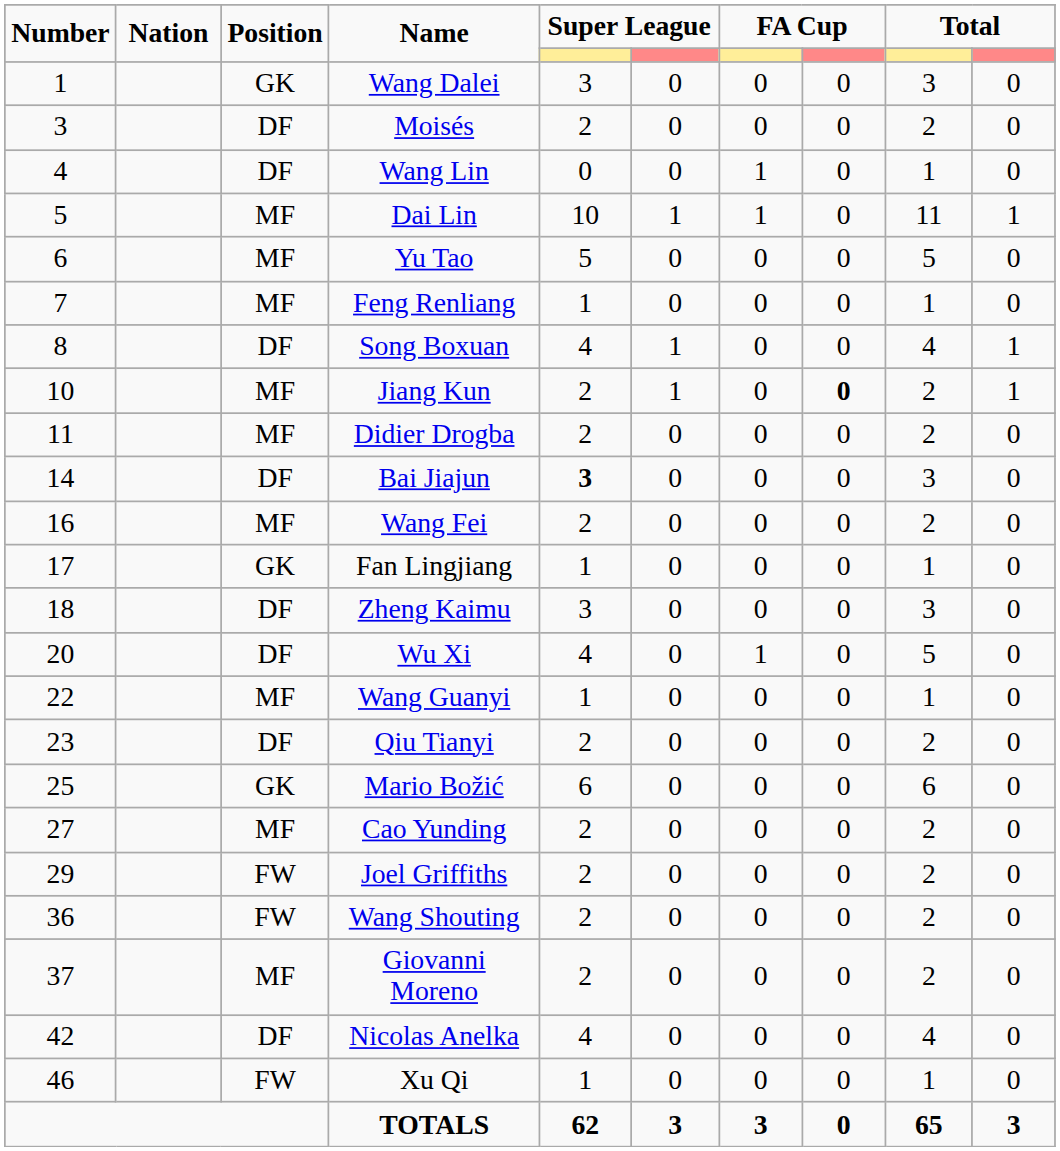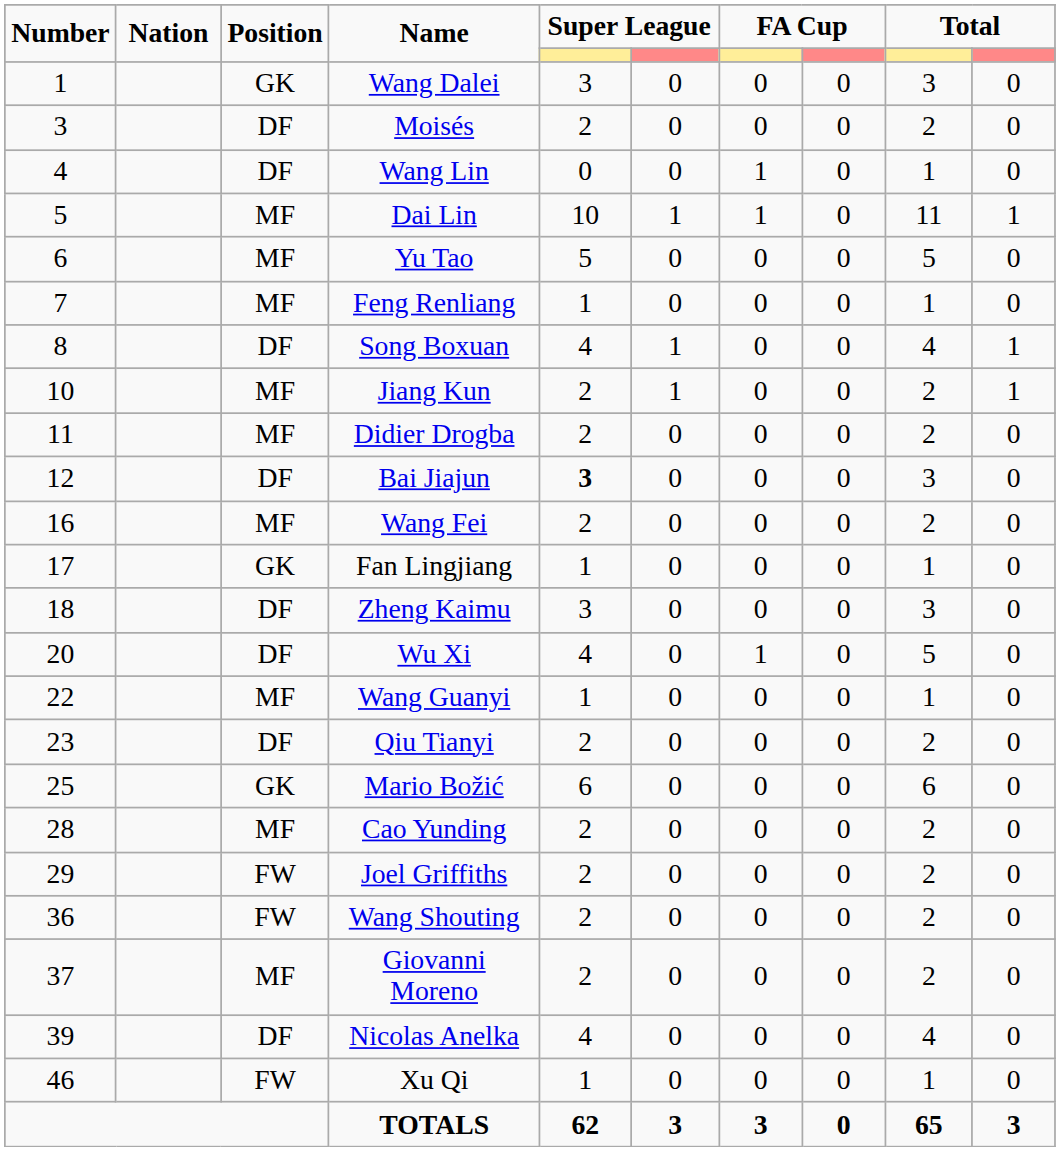(844, 390) bold -> (844, 390) normal
(60, 478) 14 -> (60, 478) 12
(60, 829) 27 -> (60, 829) 28
(60, 1036) 42 -> (60, 1036) 39
